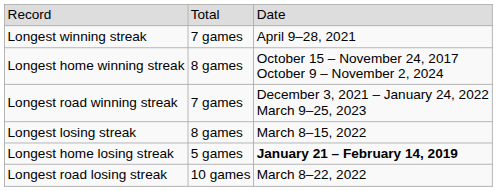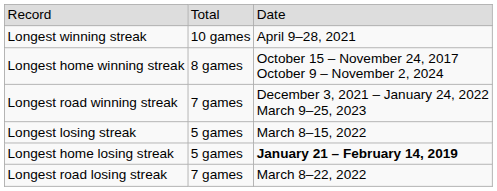(217, 36) 7 games -> (221, 36) 10 games
(217, 132) 8 games -> (217, 132) 5 games
(221, 175) 10 games -> (217, 175) 7 games
